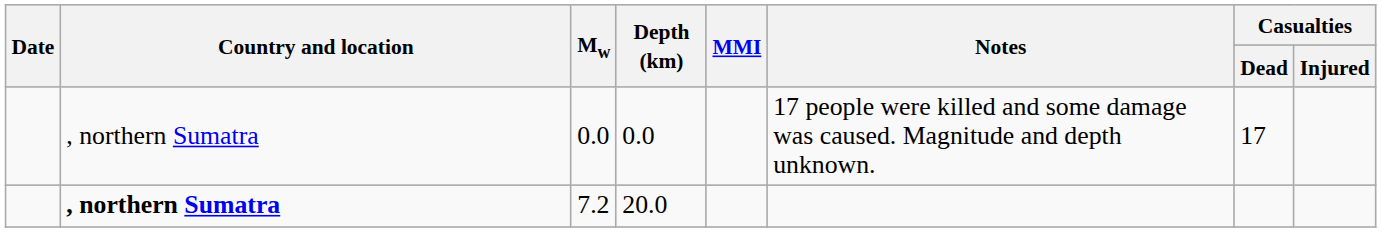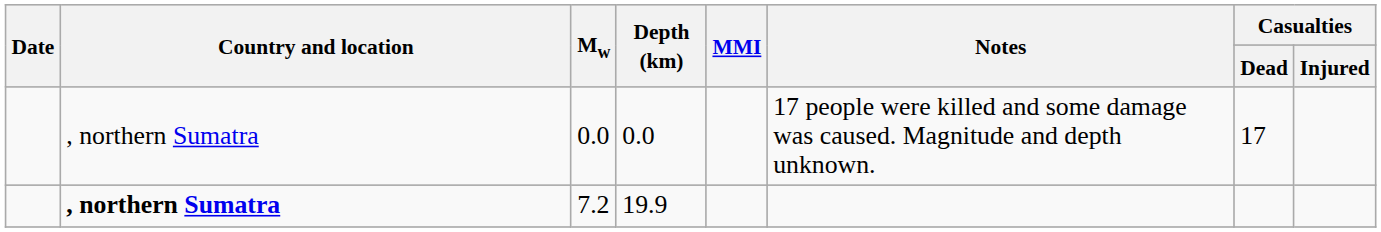(645, 205) 20.0 -> (645, 205) 19.9
